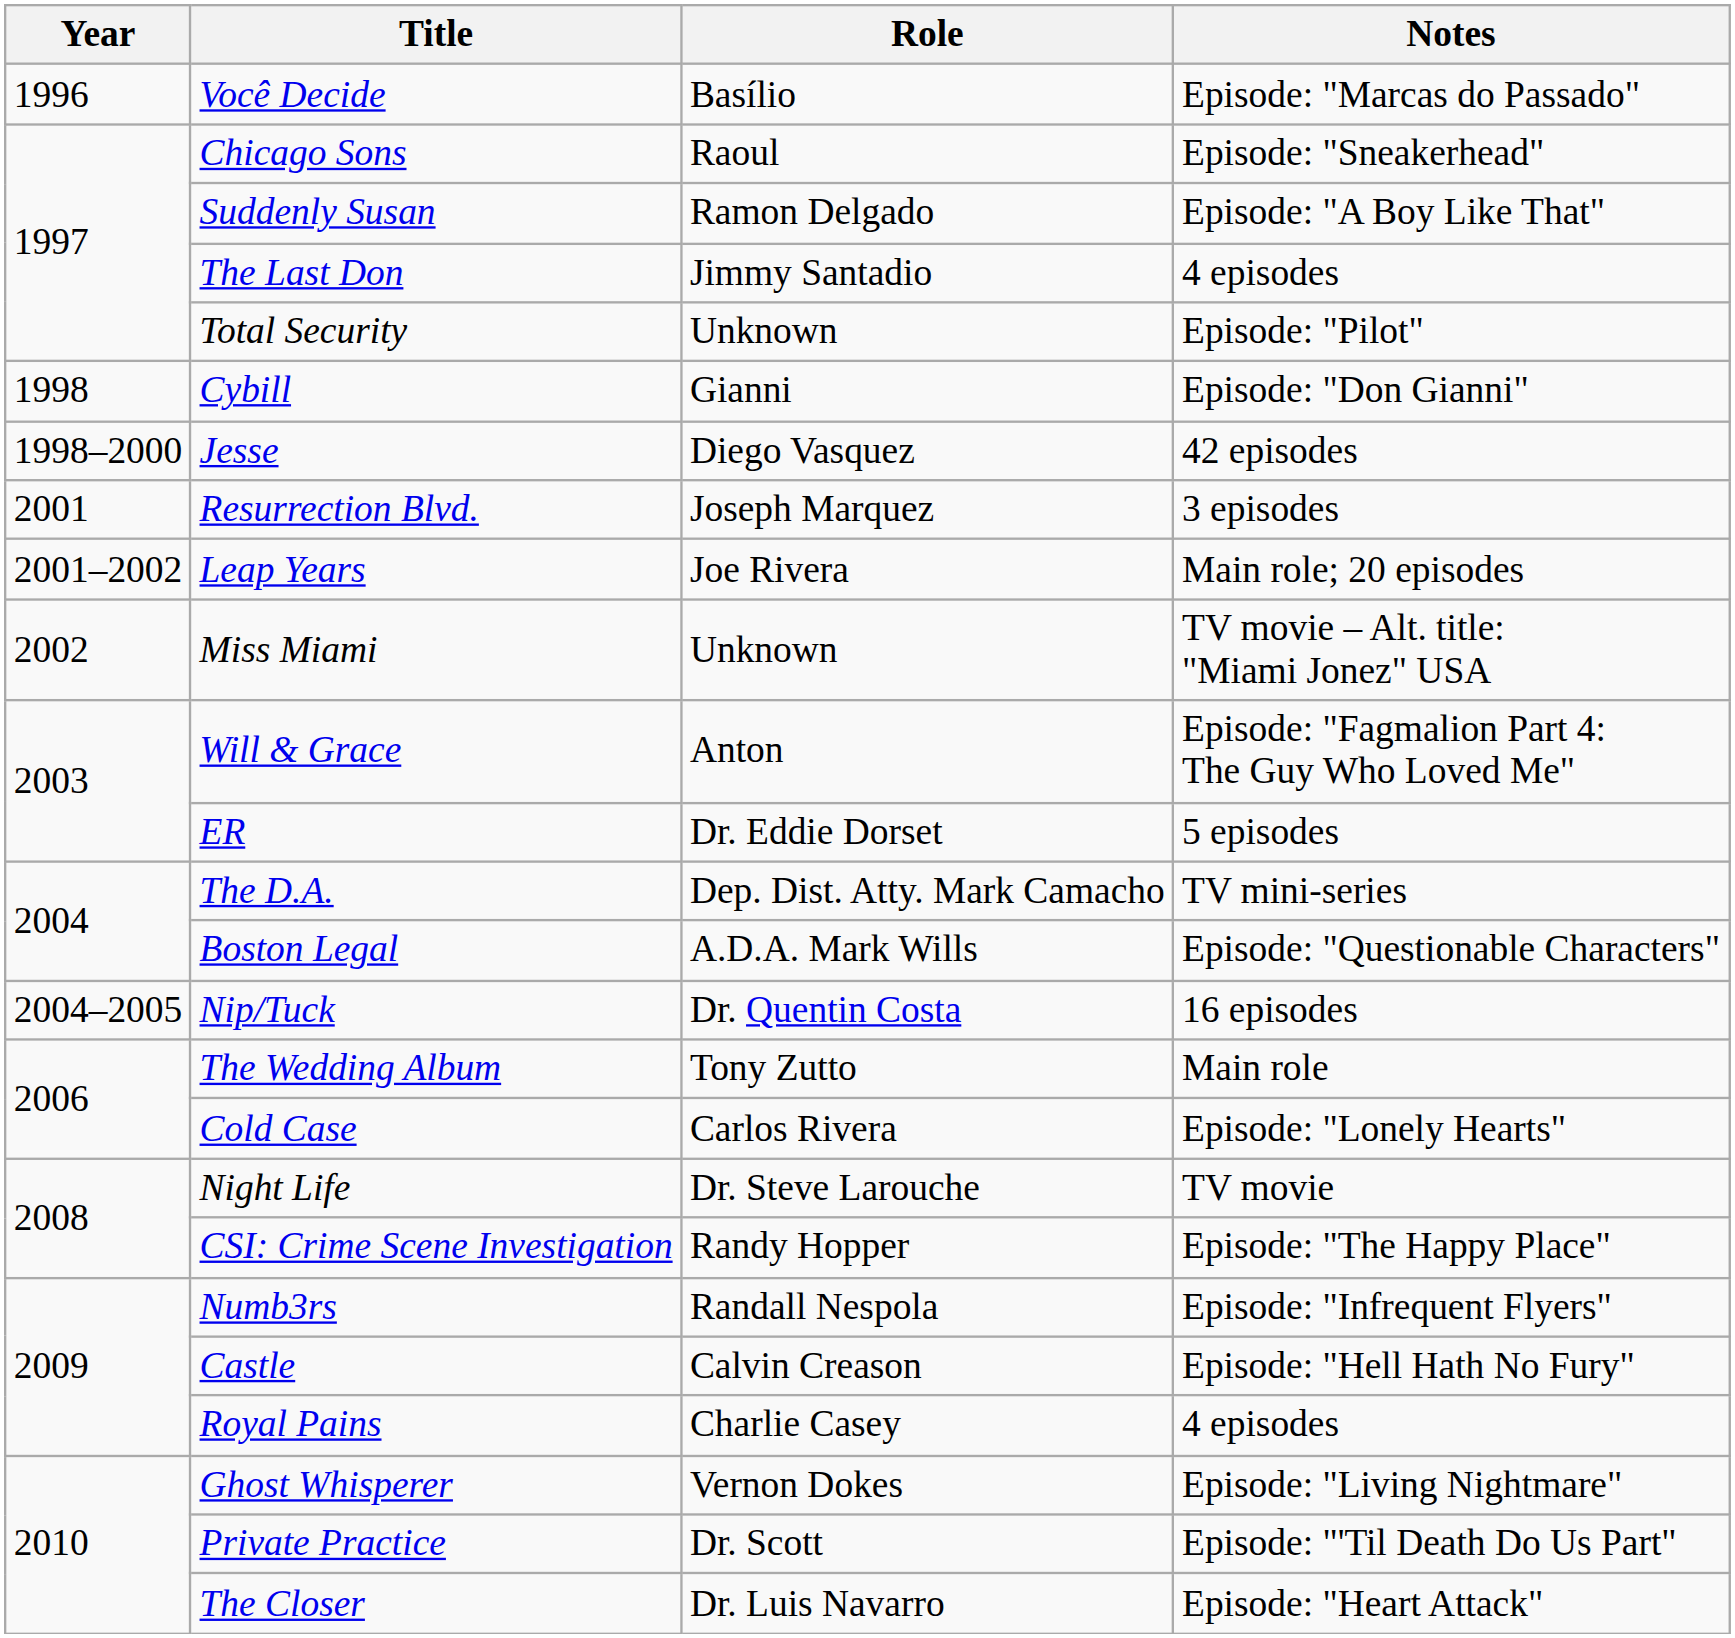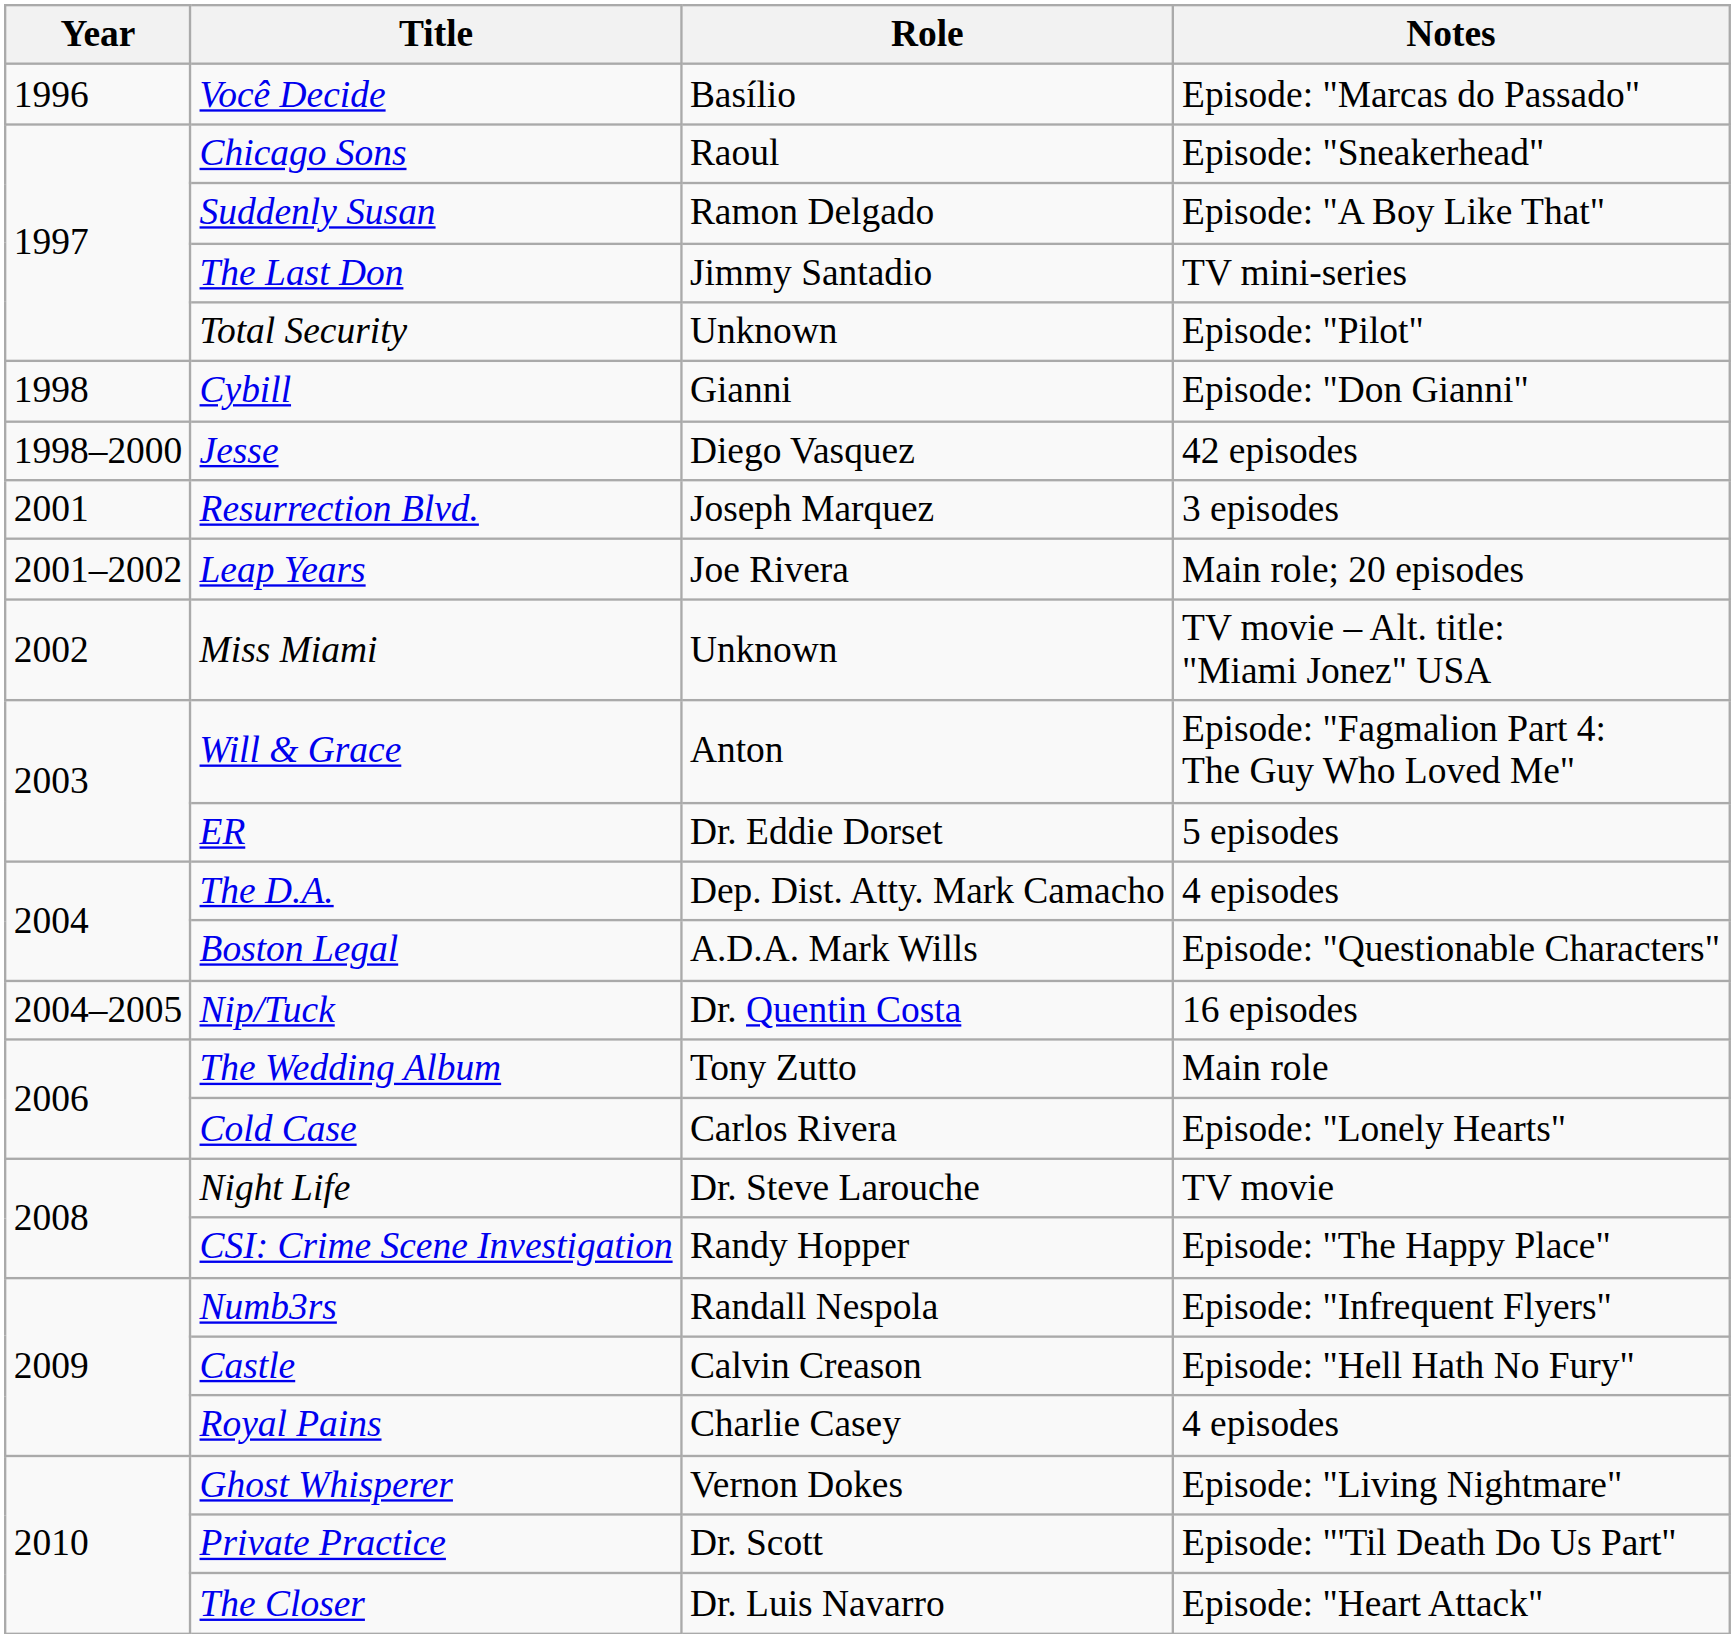(1261, 271) 4 episodes -> (1294, 271) TV mini-series
(1294, 890) TV mini-series -> (1261, 890) 4 episodes
